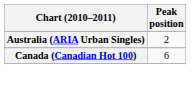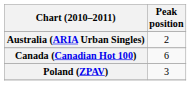+ row: (76, 71)
